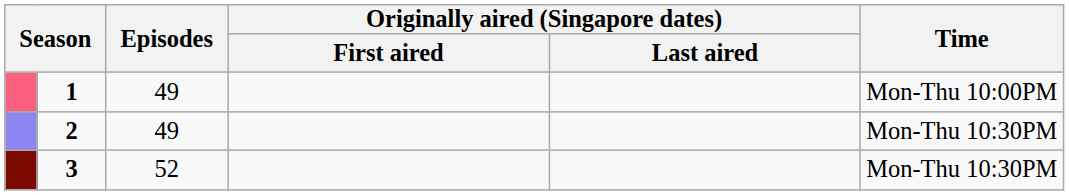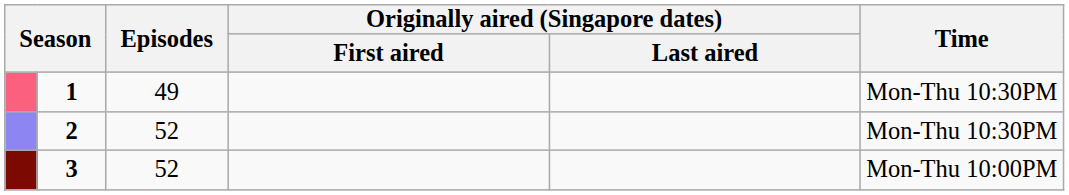(962, 91) Mon-Thu 10:00PM -> (962, 91) Mon-Thu 10:30PM
(167, 130) 49 -> (167, 130) 52
(962, 169) Mon-Thu 10:30PM -> (962, 169) Mon-Thu 10:00PM
